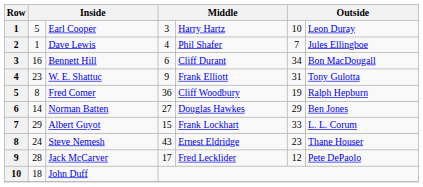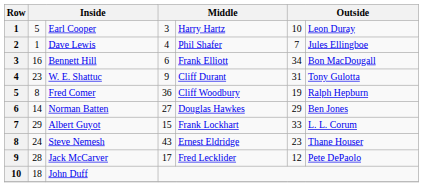(202, 61) Cliff Durant -> (203, 61) Frank Elliott
(203, 77) Frank Elliott -> (202, 77) Cliff Durant
